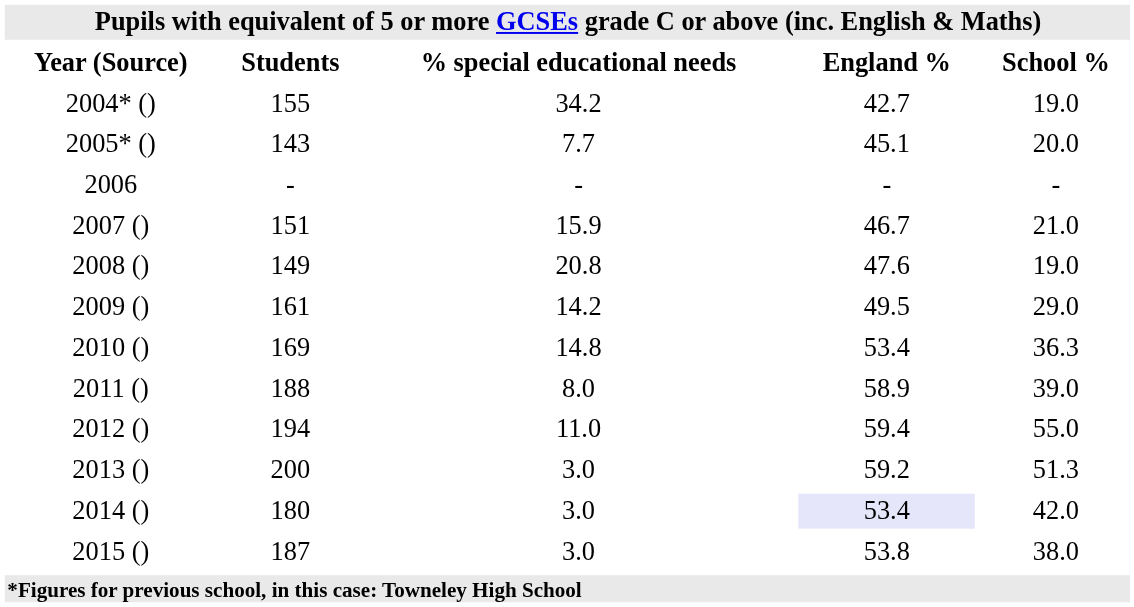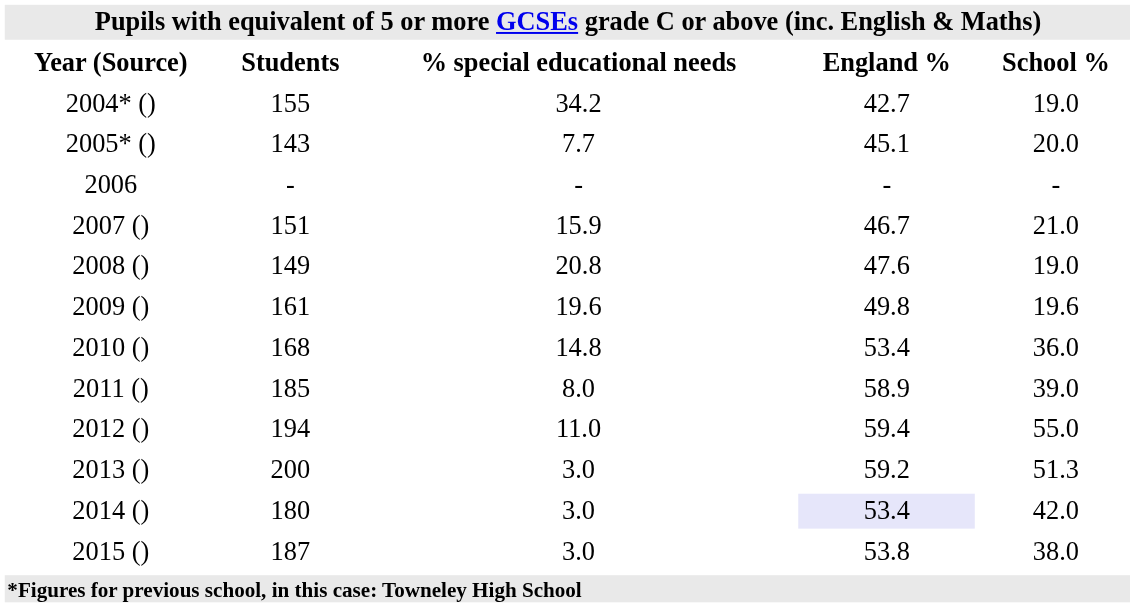(579, 306) 14.2 -> (579, 306) 19.6
(887, 306) 49.5 -> (887, 306) 49.8
(1056, 306) 29.0 -> (1056, 306) 19.6
(290, 347) 169 -> (290, 347) 168
(1056, 347) 36.3 -> (1056, 347) 36.0
(290, 388) 188 -> (290, 388) 185
